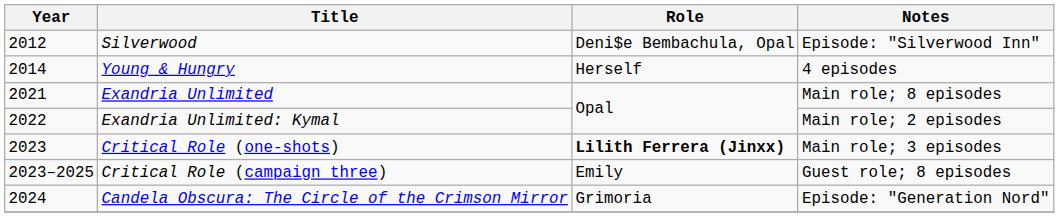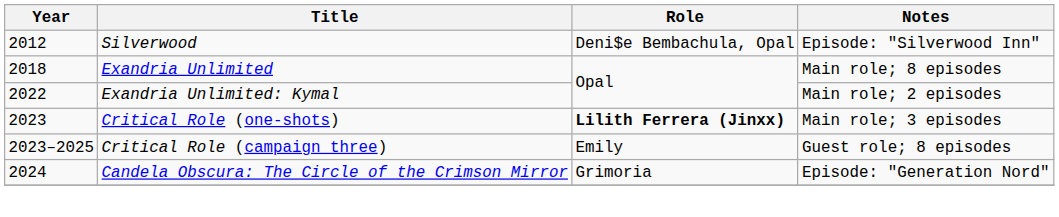- row: (168, 69)
(27, 95) 2021 -> (27, 69) 2018
